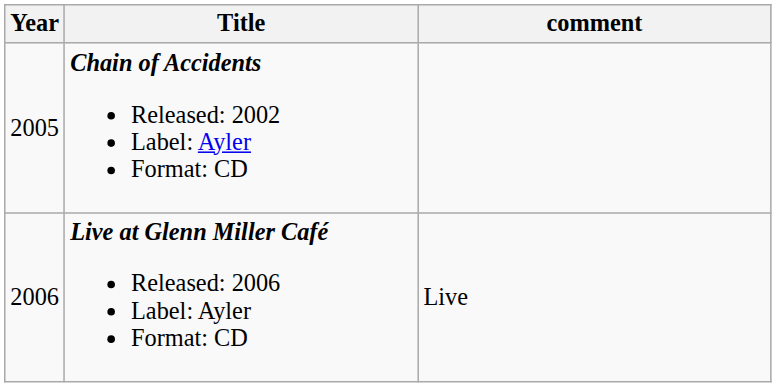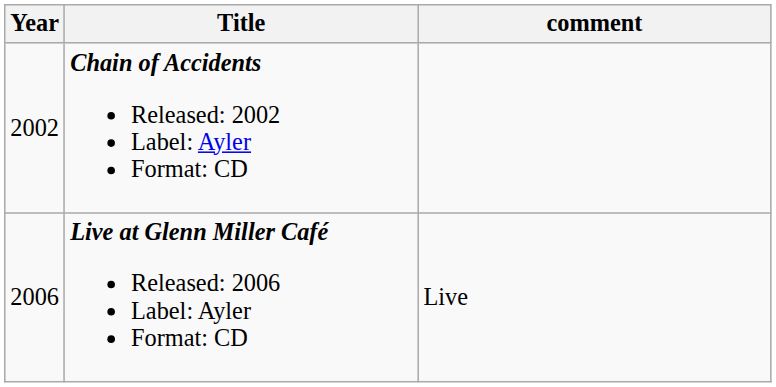(35, 127) 2005 -> (35, 127) 2002
